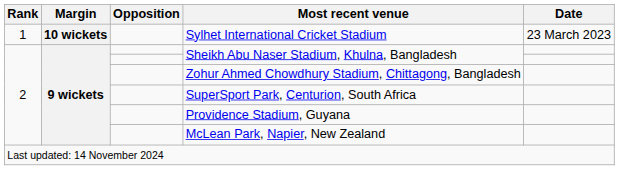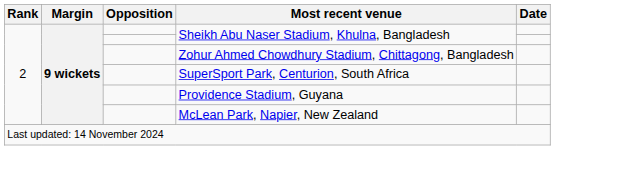- row: (23, 34)
